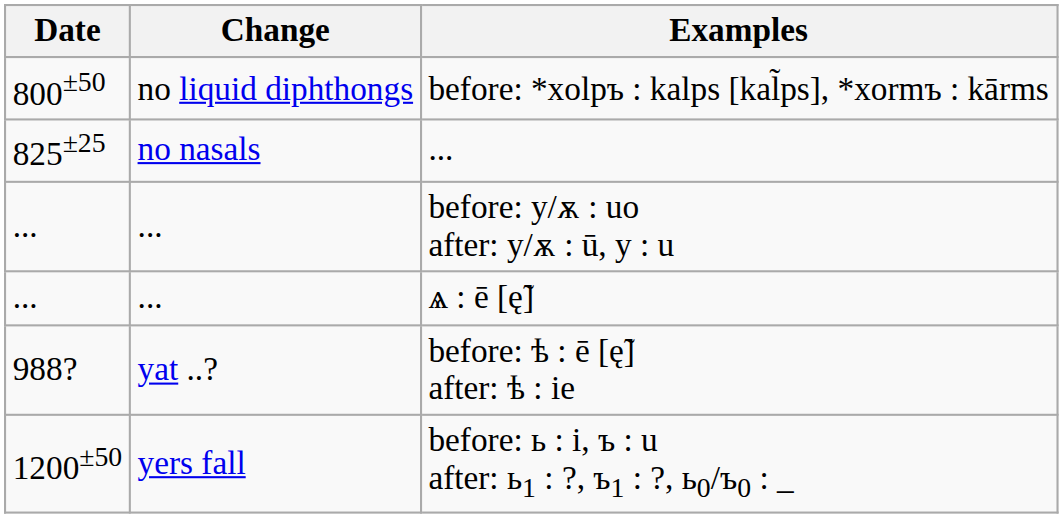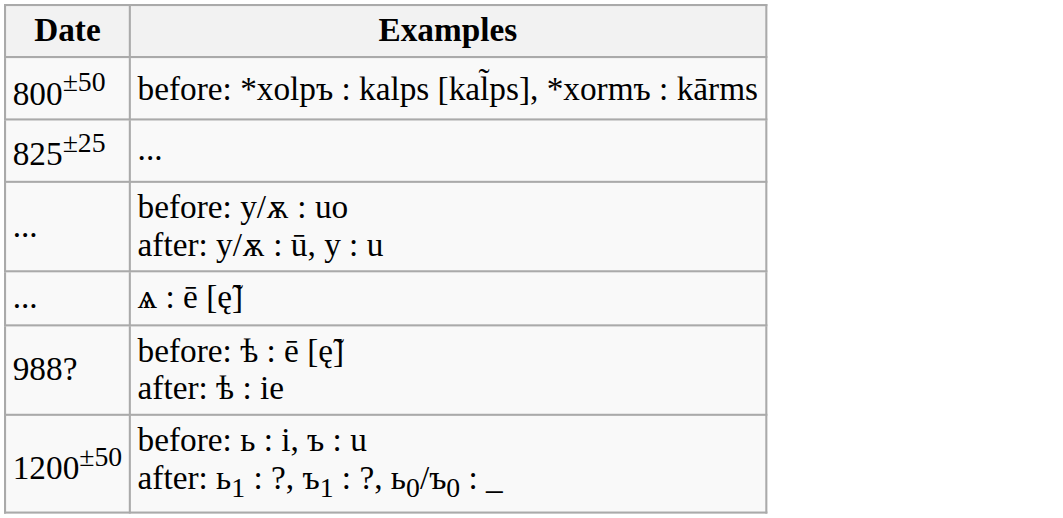- column: (275, 30)
